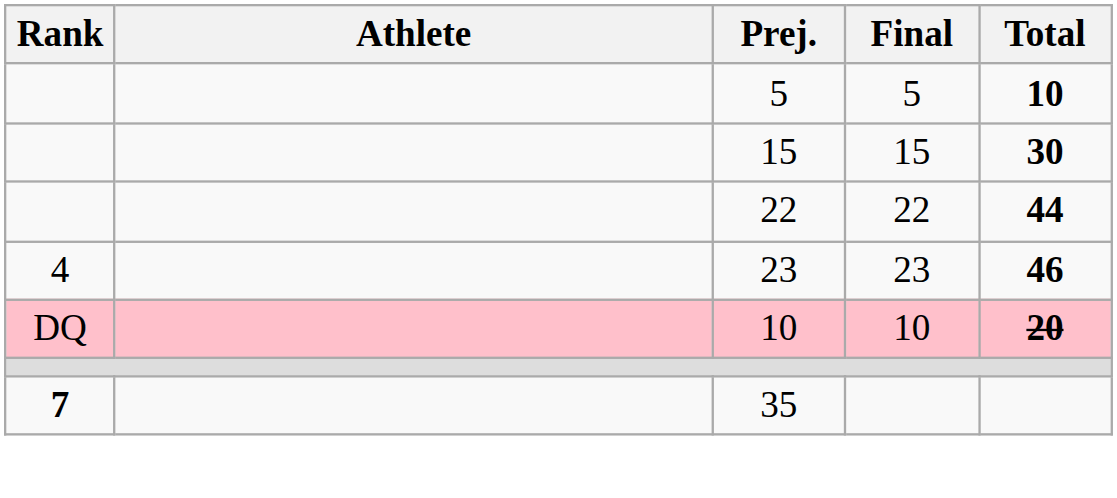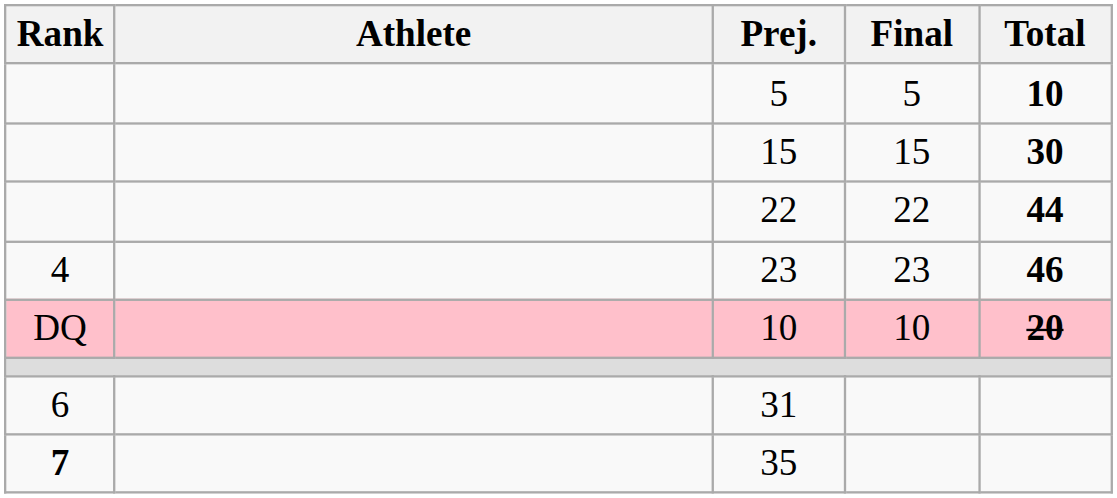+ row: (779, 404)
